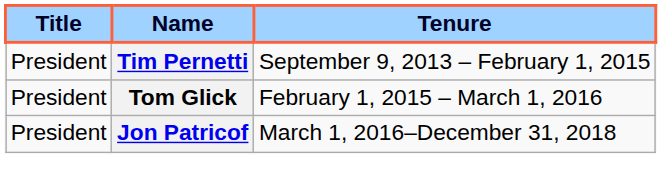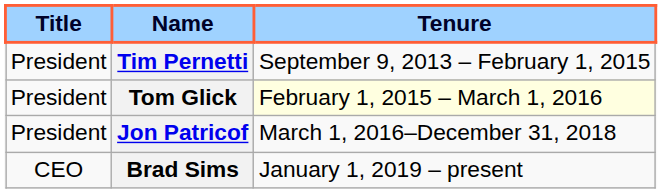(431, 97) no background -> (431, 97) lightyellow background
+ row: (183, 169)
